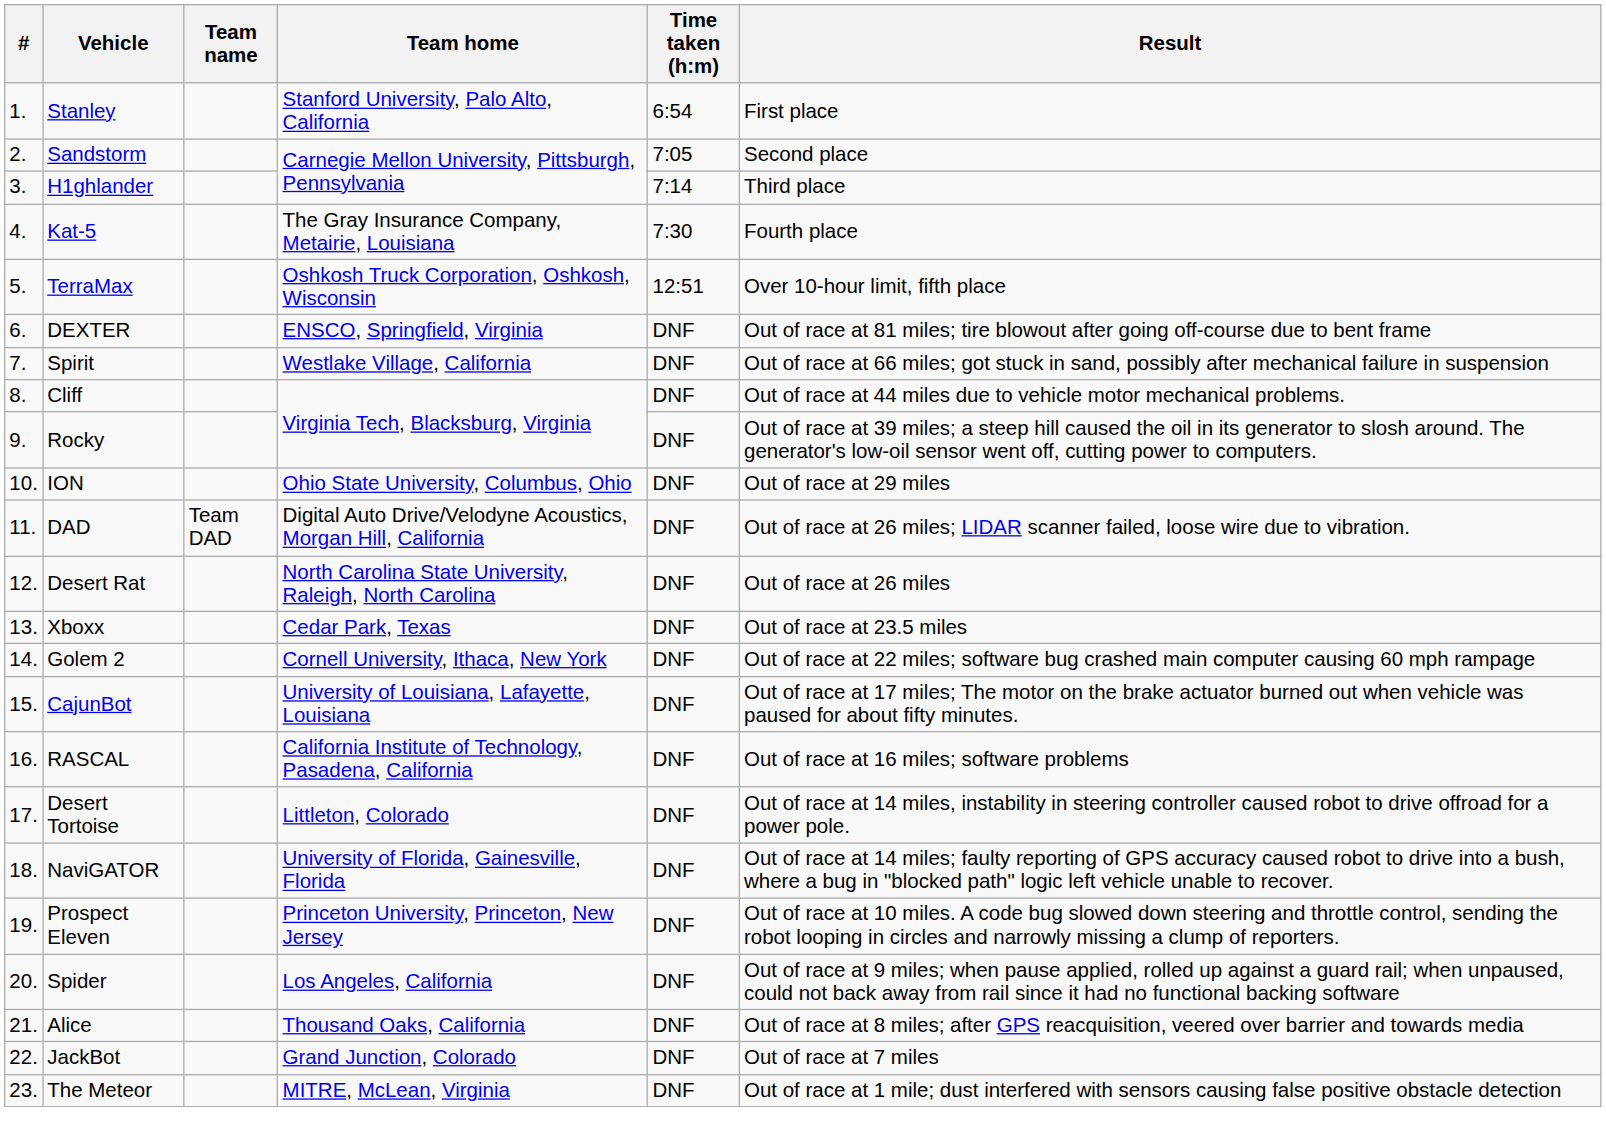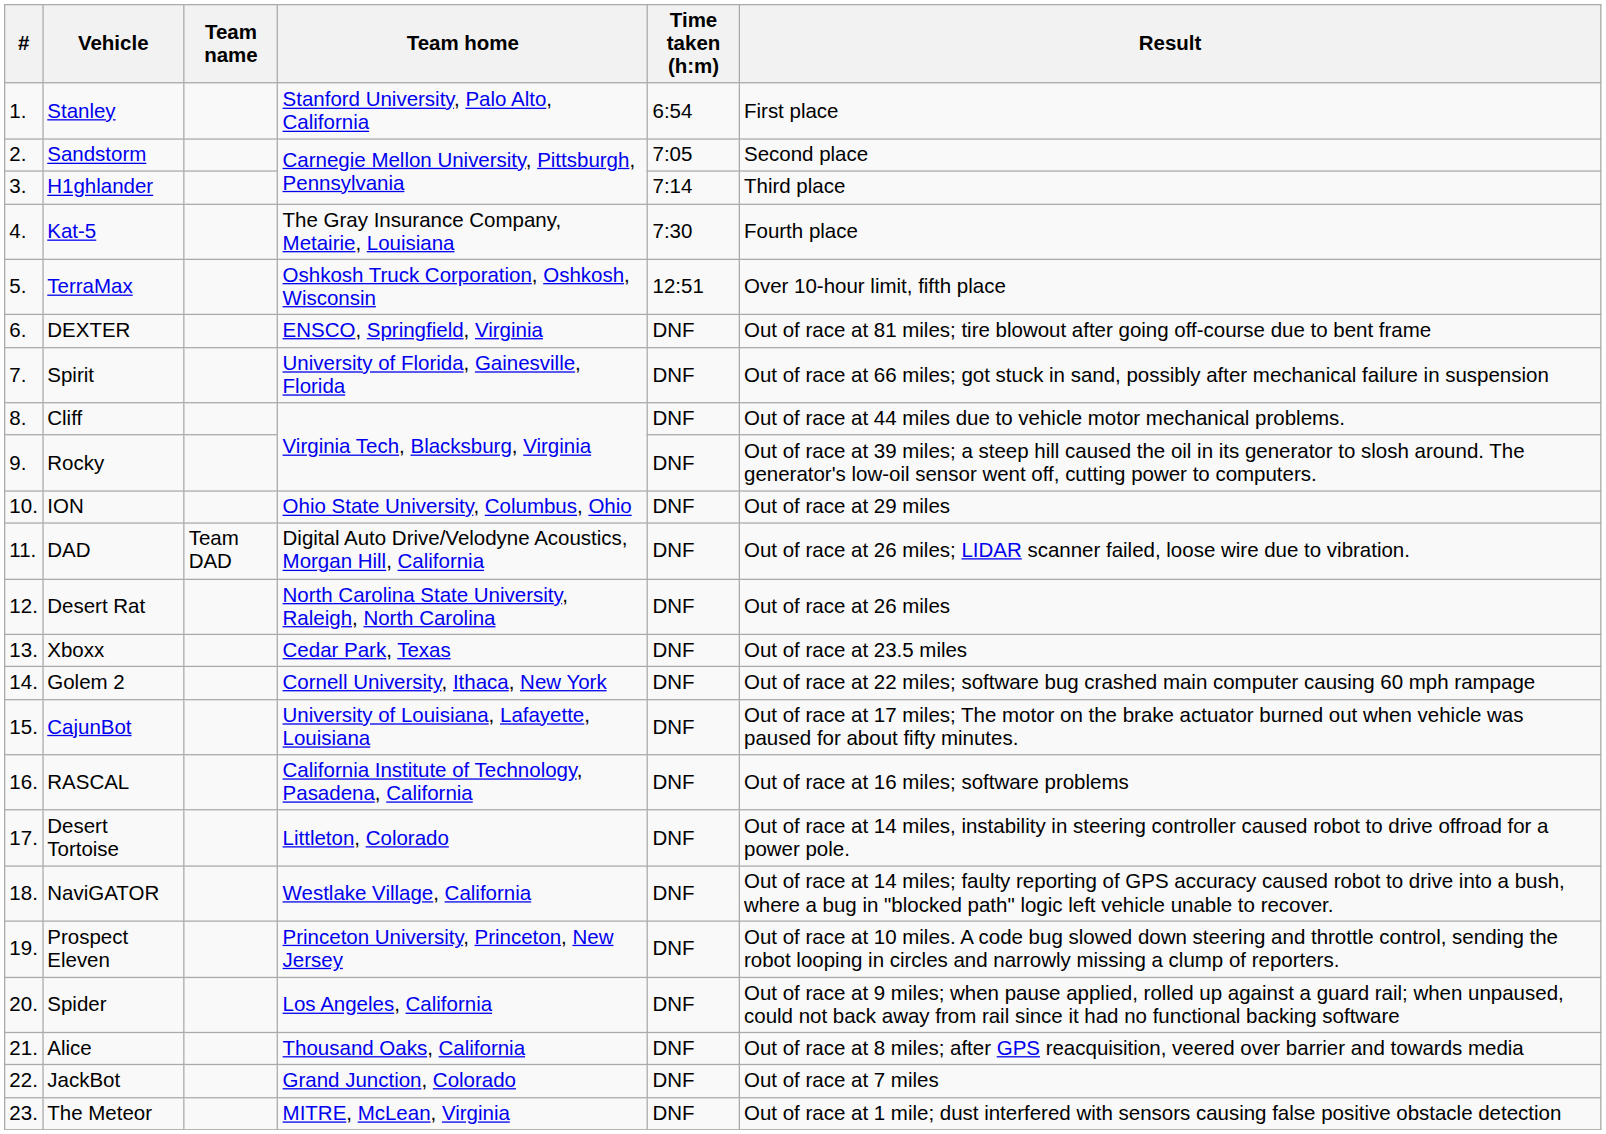(407, 363) Westlake Village, California -> (432, 374) University of Florida, Gainesville, Florida
(432, 870) University of Florida, Gainesville, Florida -> (407, 893) Westlake Village, California
